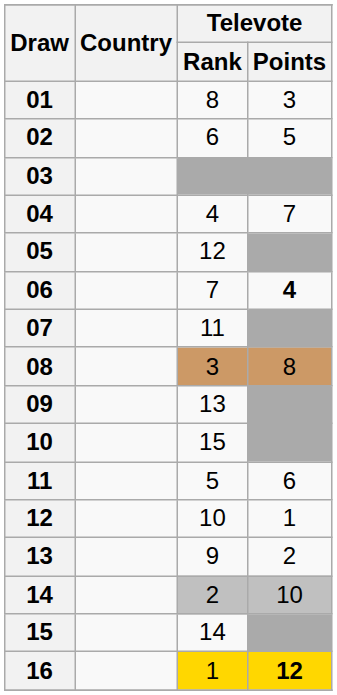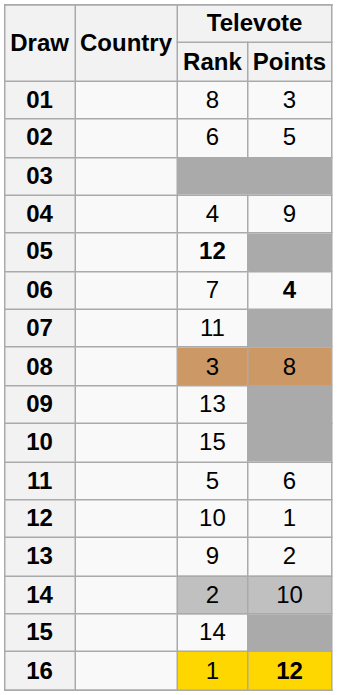(289, 213) 7 -> (289, 213) 9
(212, 251) normal -> (212, 251) bold
